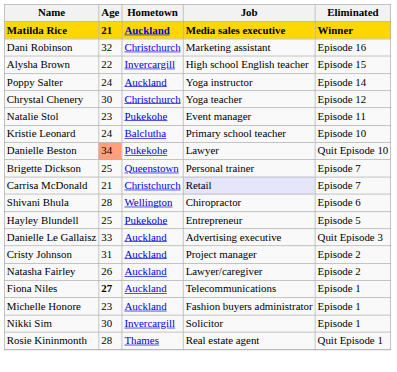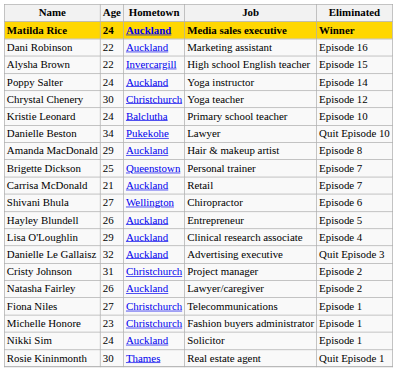(107, 30) 21 -> (108, 30) 24
(107, 47) 32 -> (108, 47) 22
(153, 47) Christchurch -> (147, 47) Auckland
- row: (33, 116)
(107, 151) lightsalmon background -> (108, 133) no background
+ row: (52, 151)
(153, 185) Christchurch -> (147, 185) Auckland
(199, 185) lavender background -> (200, 185) no background
(107, 202) 28 -> (108, 202) 27
(107, 220) 25 -> (108, 220) 26
(146, 220) Pukekohe -> (147, 220) Auckland
+ row: (42, 237)
(107, 237) 33 -> (108, 254) 32
(146, 254) Auckland -> (154, 271) Christchurch
(107, 289) bold -> (108, 306) normal
(146, 289) Auckland -> (154, 306) Christchurch
(146, 306) Auckland -> (154, 323) Christchurch
(107, 323) 30 -> (108, 340) 24
(150, 323) Invercargill -> (147, 340) Auckland
(107, 340) 28 -> (108, 358) 30
